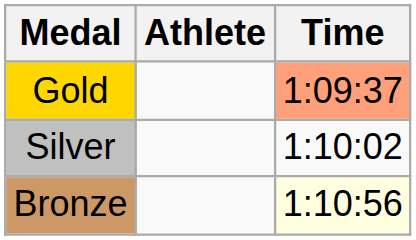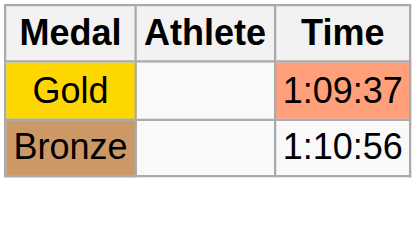- row: (70, 147)
(343, 204) lightyellow background -> (343, 147) no background
